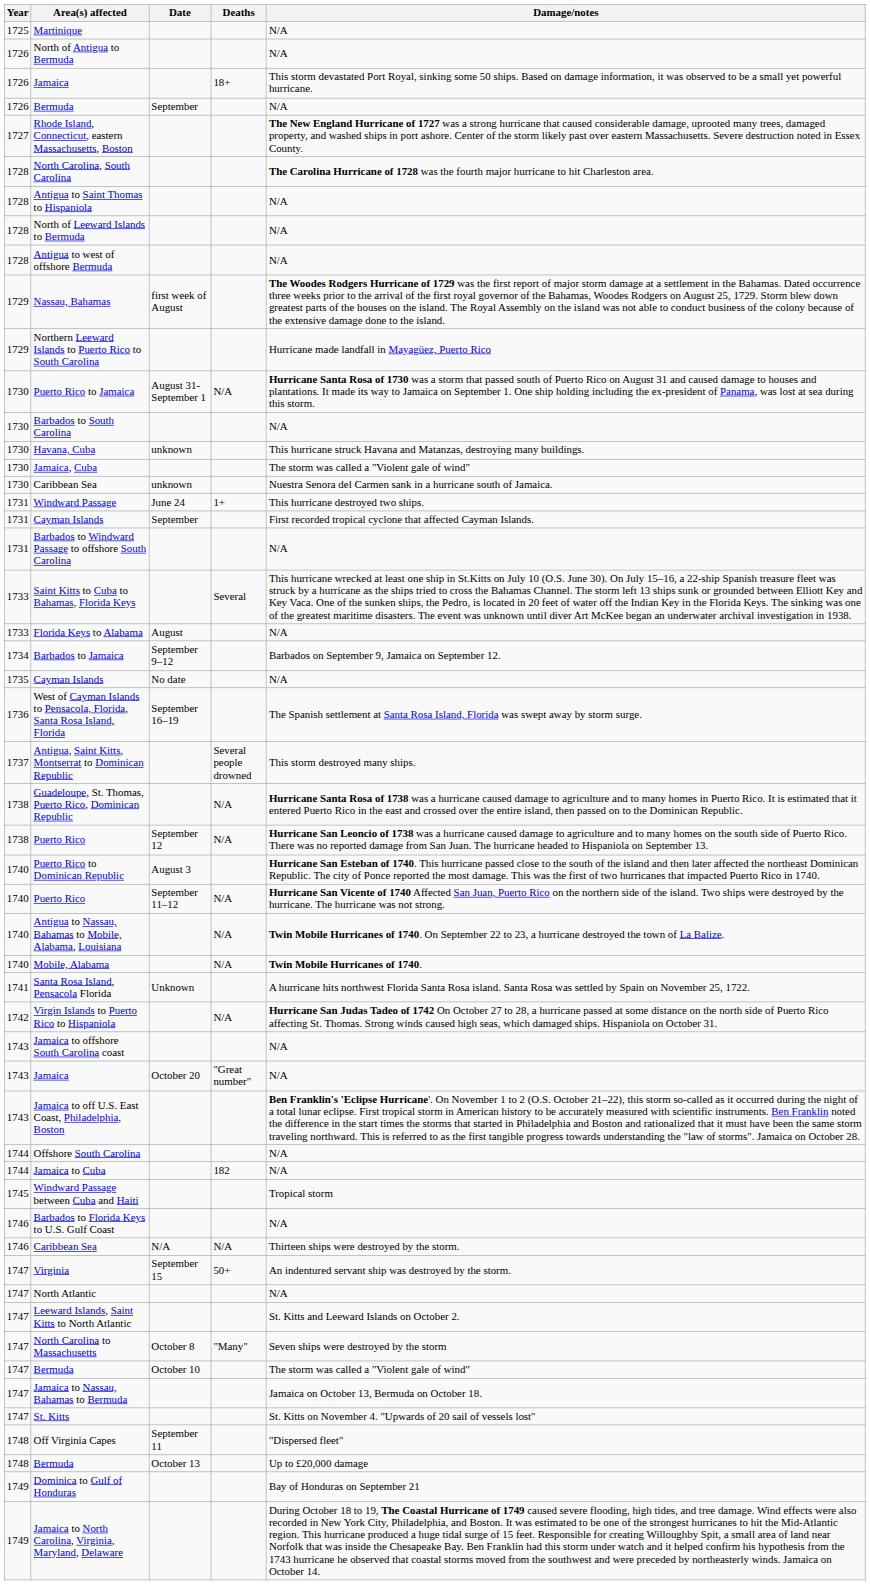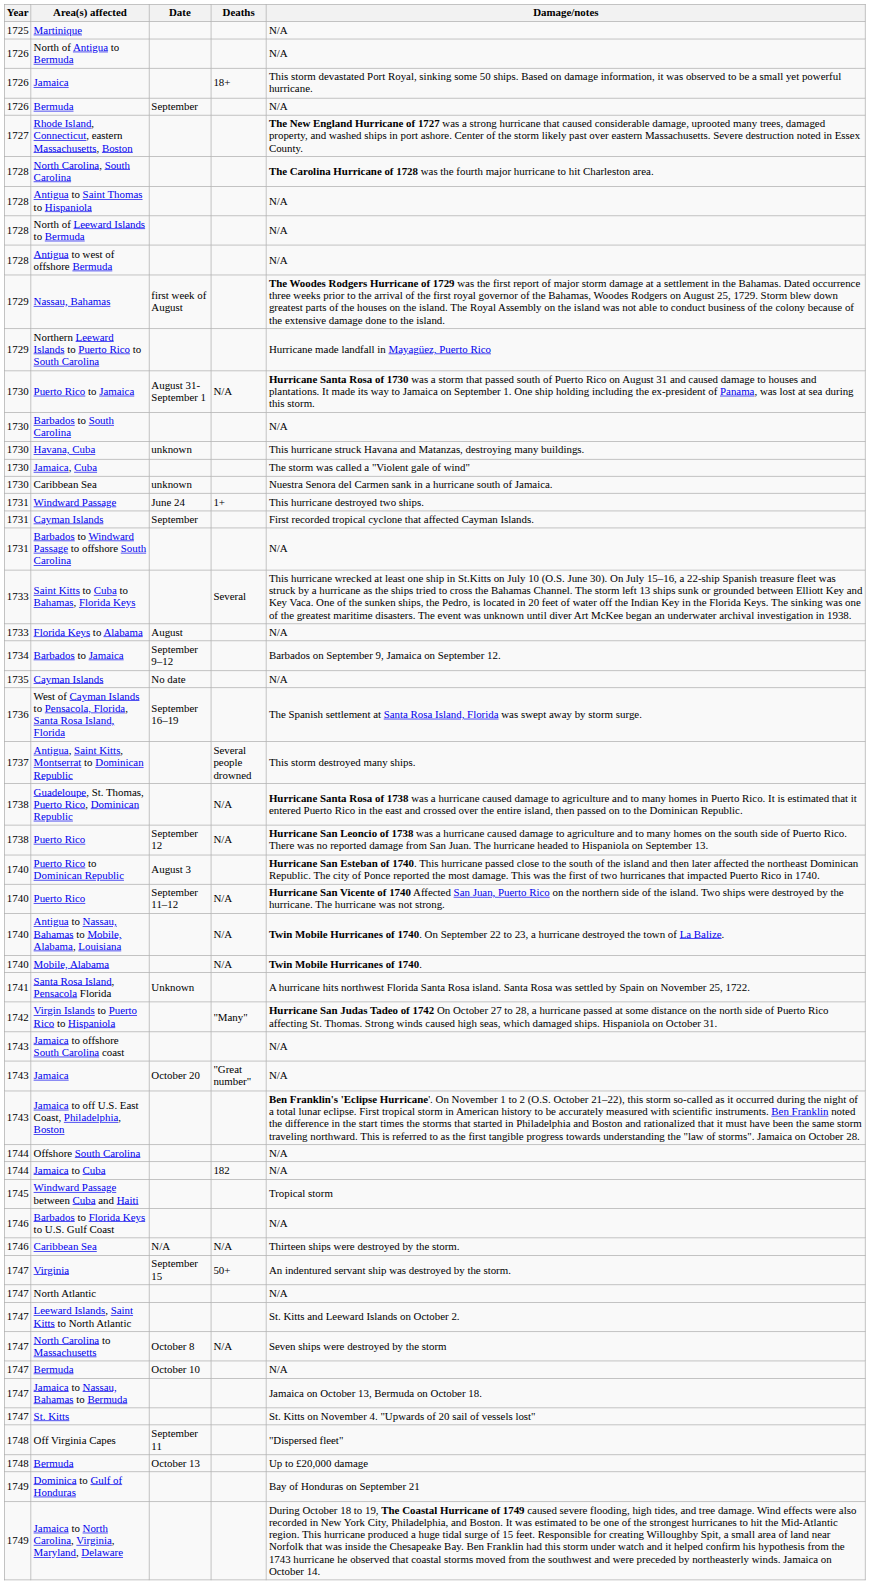(223, 1017) N/A -> (231, 1017) "Many"
(231, 1346) "Many" -> (223, 1346) N/A
(369, 1369) The storm was called a "Violent gale of wind" -> (278, 1369) N/A
